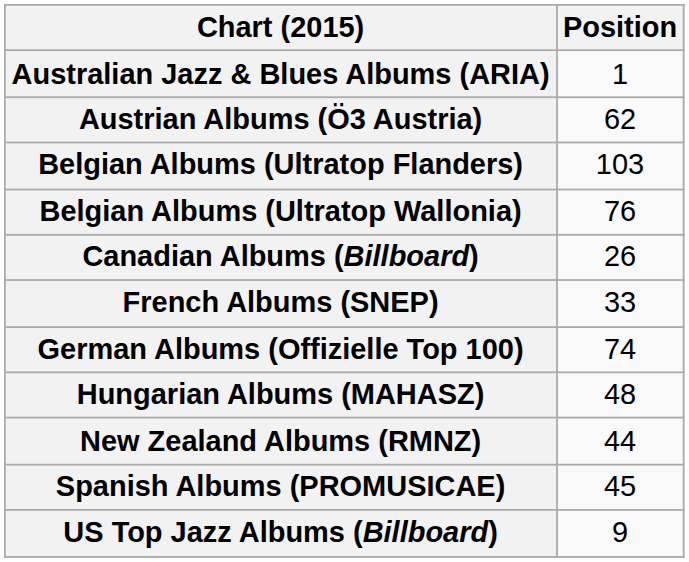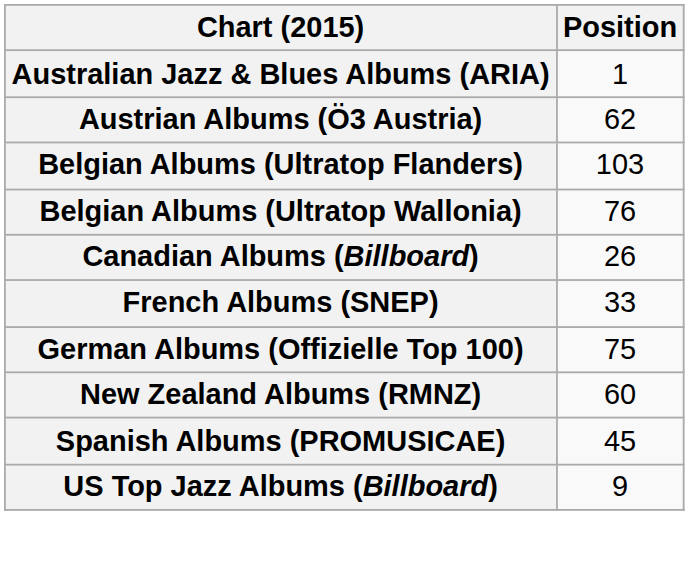(620, 348) 74 -> (620, 348) 75
- row: (281, 394)
(620, 440) 44 -> (620, 394) 60
